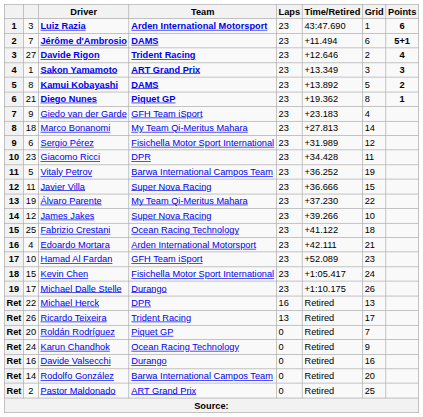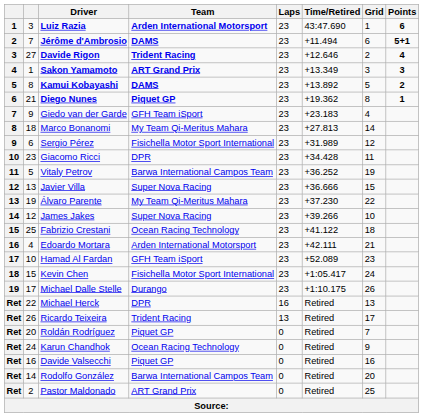(31, 186) 11 -> (31, 186) 13
(149, 361) Durango -> (152, 361) Piquet GP
